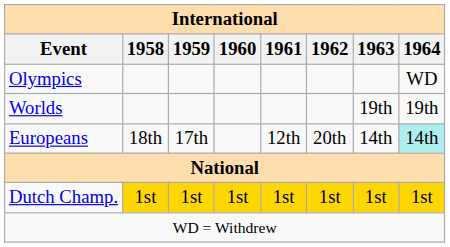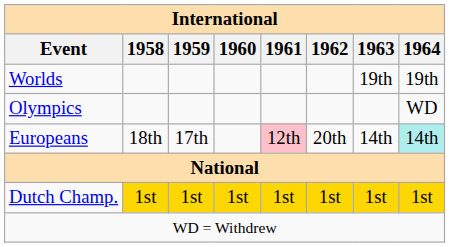rows swapped: (45, 78) <-> (36, 108)
(284, 138) no background -> (284, 138) pink background
